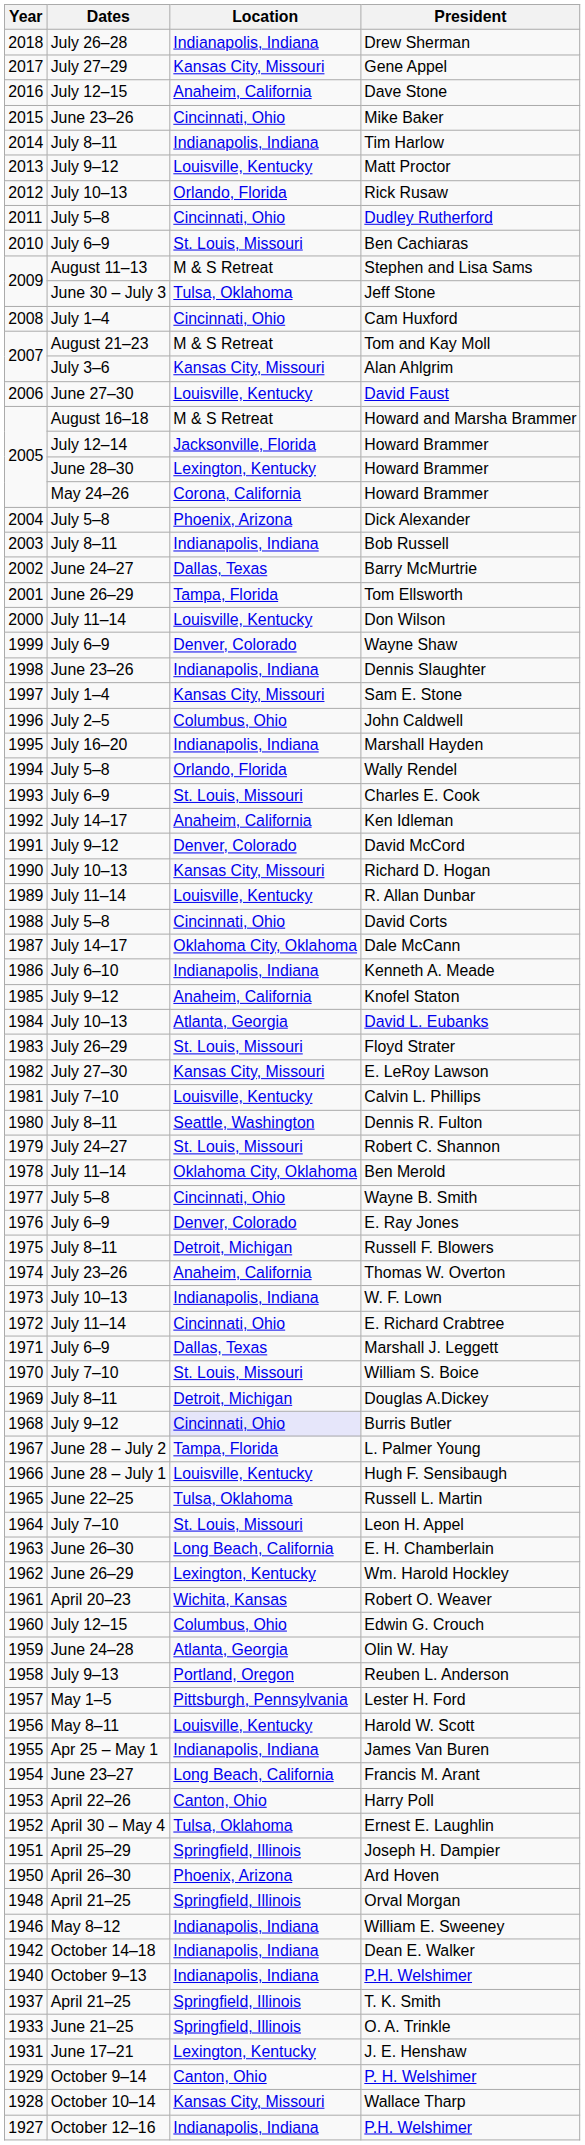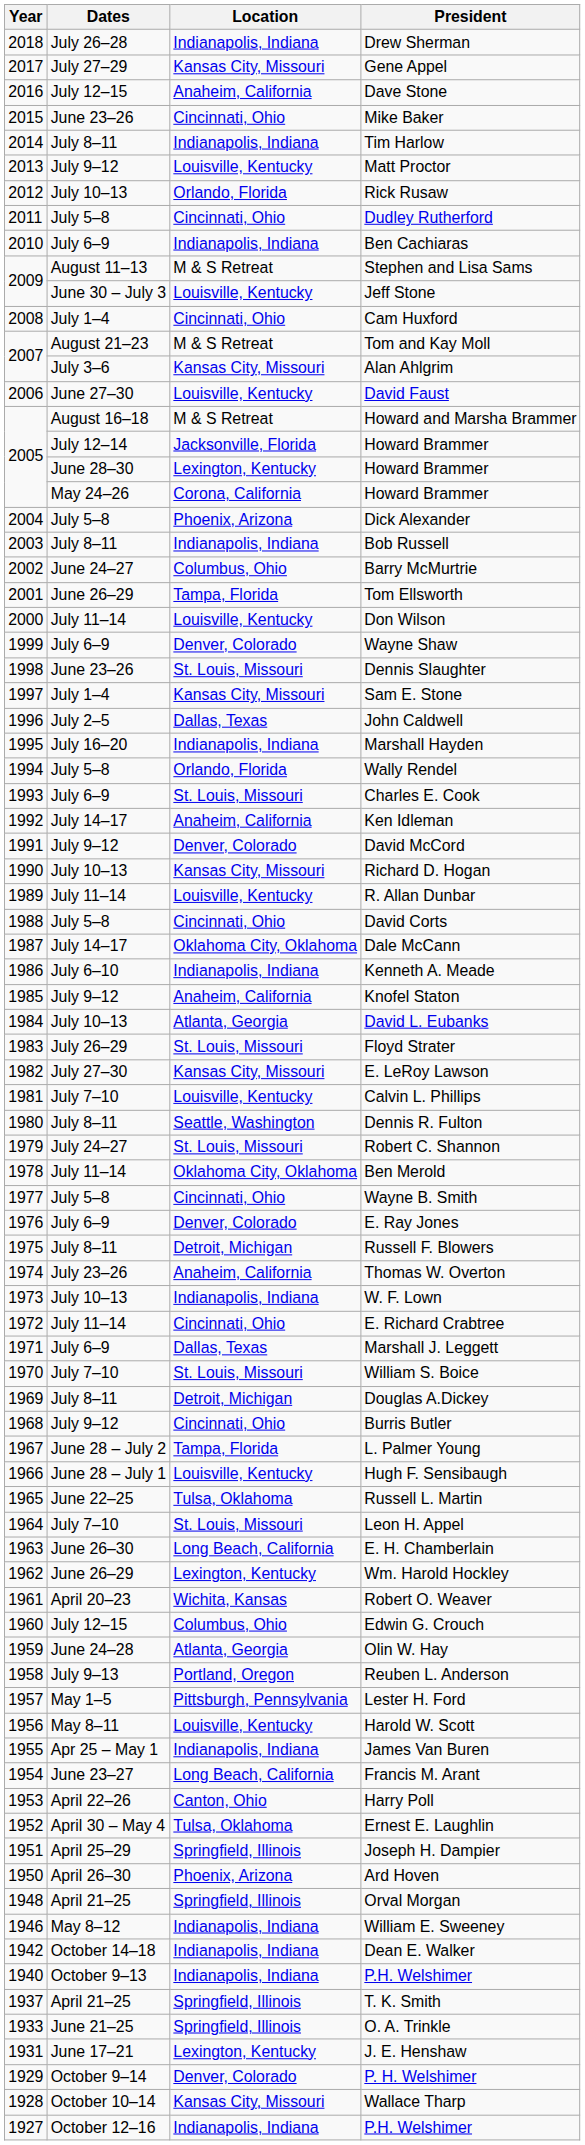(238, 243) St. Louis, Missouri -> (246, 243) Indianapolis, Indiana
(233, 293) Tulsa, Oklahoma -> (243, 293) Louisville, Kentucky
(220, 569) Dallas, Texas -> (230, 569) Columbus, Ohio
(246, 670) Indianapolis, Indiana -> (238, 670) St. Louis, Missouri
(230, 720) Columbus, Ohio -> (220, 720) Dallas, Texas
(229, 1423) lavender background -> (229, 1423) no background
(220, 2077) Canton, Ohio -> (235, 2077) Denver, Colorado
